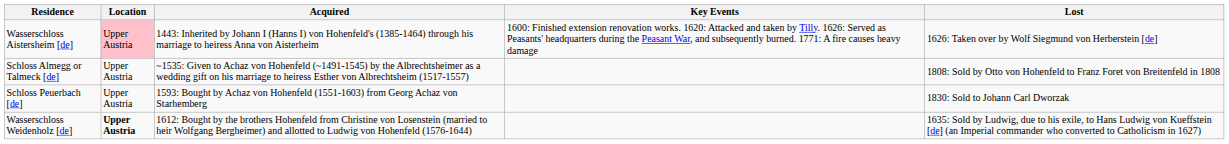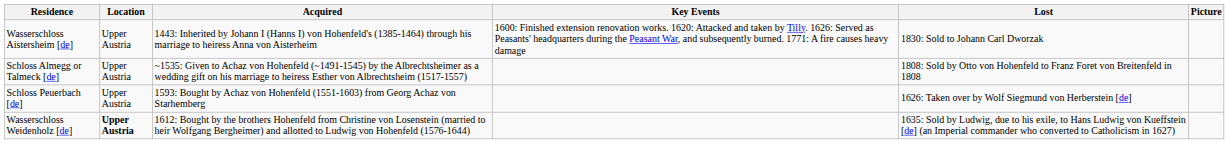+ column: (1206, 12)
(118, 39) pink background -> (116, 39) no background
(1042, 39) 1626: Taken over by Wolf Siegmund von Herberstein [de] -> (972, 39) 1830: Sold to Johann Carl Dworzak
(998, 98) 1830: Sold to Johann Carl Dworzak -> (1016, 98) 1626: Taken over by Wolf Siegmund von Herberstein [de]
